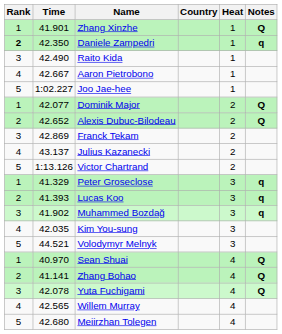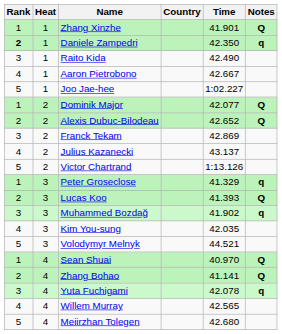columns swapped: (233, 12) <-> (54, 12)
(261, 197) q -> (261, 197) Q
(261, 290) Q -> (261, 290) q
